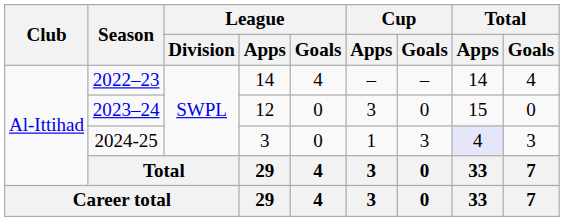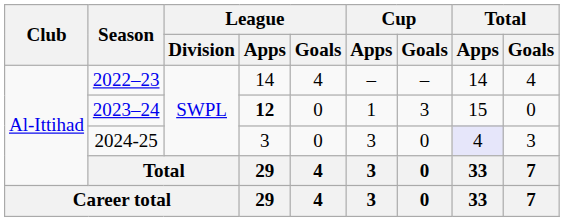(265, 110) normal -> (265, 110) bold
(371, 110) 3 -> (371, 110) 1
(425, 110) 0 -> (425, 110) 3
(371, 140) 1 -> (371, 140) 3
(425, 140) 3 -> (425, 140) 0
